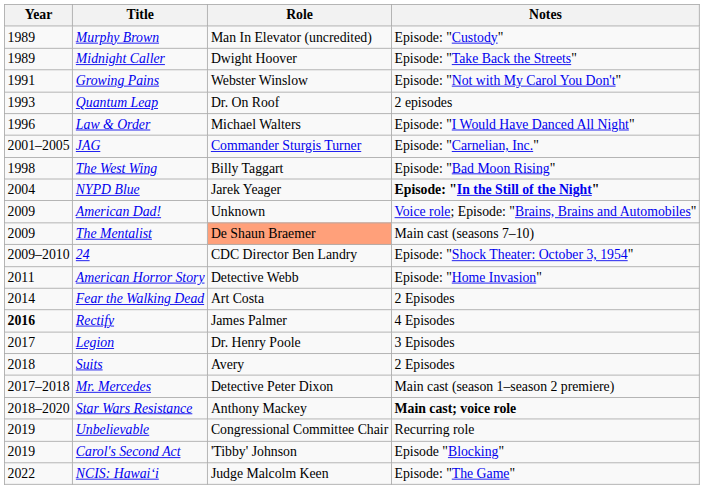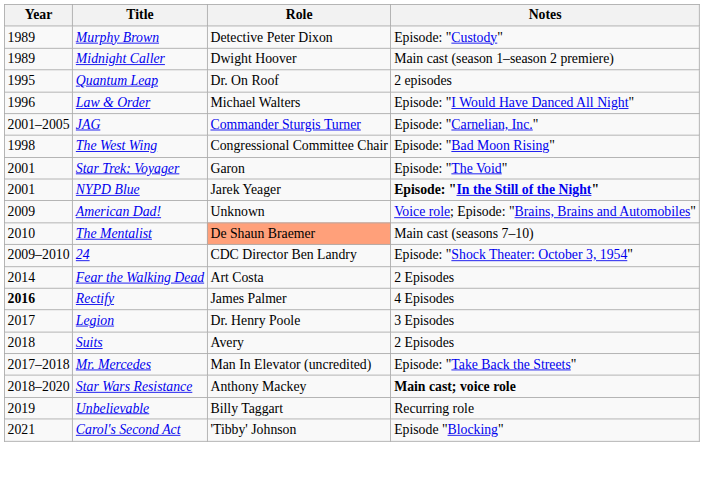(291, 37) Man In Elevator (uncredited) -> (272, 37) Detective Peter Dixon
(486, 59) Episode: "Take Back the Streets" -> (504, 59) Main cast (season 1–season 2 premiere)
- row: (117, 80)
(21, 102) 1993 -> (21, 80) 1995
(247, 168) Billy Taggart -> (299, 146) Congressional Committee Chair
+ row: (128, 168)
(21, 189) 2004 -> (21, 189) 2001
(21, 233) 2009 -> (21, 233) 2010
- row: (140, 277)
(272, 386) Detective Peter Dixon -> (291, 364) Man In Elevator (uncredited)
(504, 386) Main cast (season 1–season 2 premiere) -> (485, 364) Episode: "Take Back the Streets"
(300, 430) Congressional Committee Chair -> (247, 408) Billy Taggart
(21, 451) 2019 -> (21, 430) 2021
- row: (117, 473)
